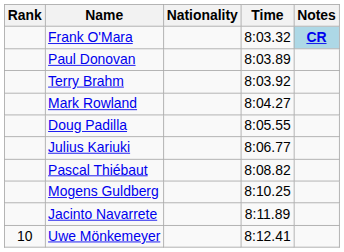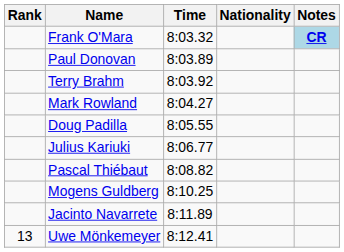columns swapped: (202, 15) <-> (267, 15)
(25, 236) 10 -> (25, 236) 13
